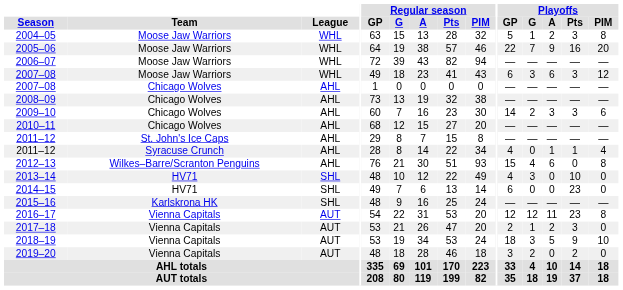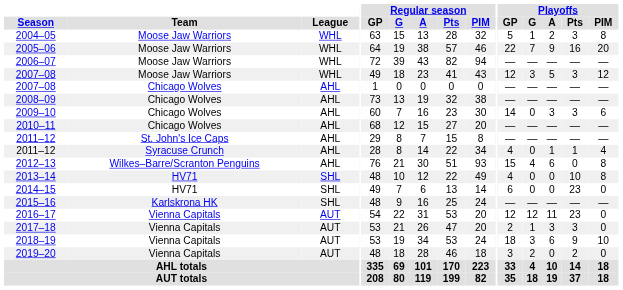(510, 74) 6 -> (510, 74) 12
(552, 74) 6 -> (552, 74) 5
(532, 112) 2 -> (532, 112) 0
(532, 176) 3 -> (532, 176) 0
(603, 176) 0 -> (603, 176) 8
(603, 215) 8 -> (603, 215) 0
(552, 228) 2 -> (552, 228) 3
(552, 240) 5 -> (552, 240) 6
